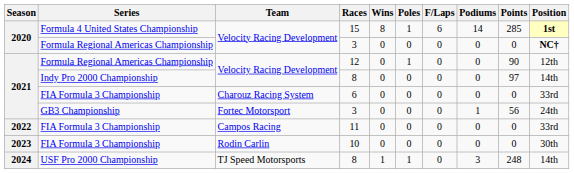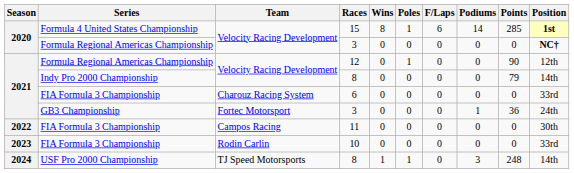(514, 78) 97 -> (514, 78) 79
(514, 111) 56 -> (514, 111) 36
(549, 127) 33rd -> (549, 127) 30th
(549, 144) 30th -> (549, 144) 33rd
